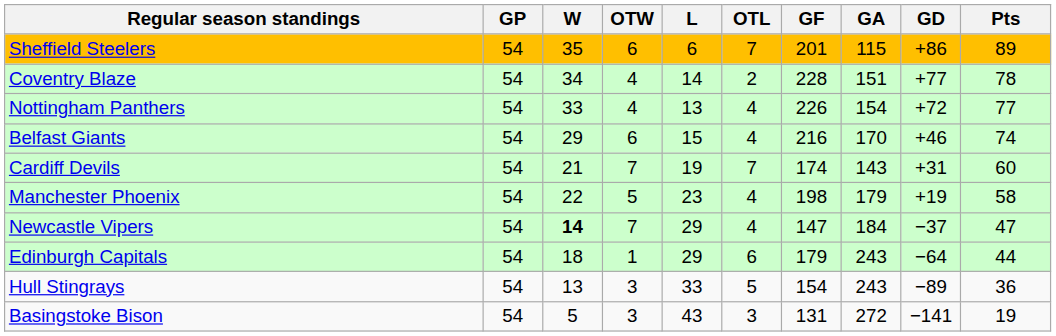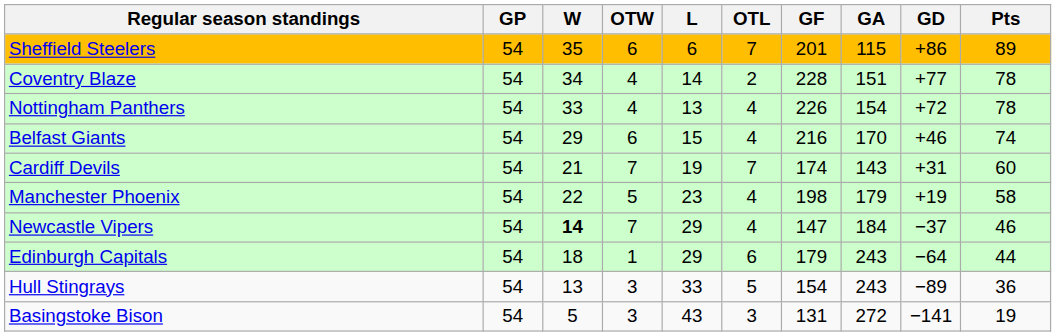(1006, 108) 77 -> (1006, 108) 78
(1006, 227) 47 -> (1006, 227) 46
